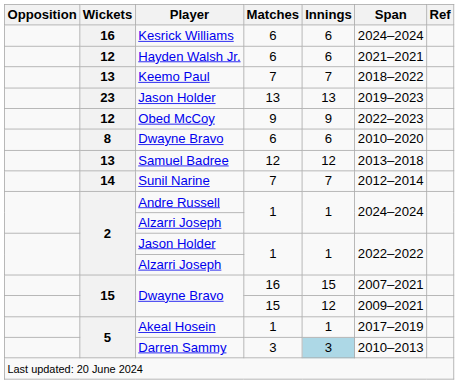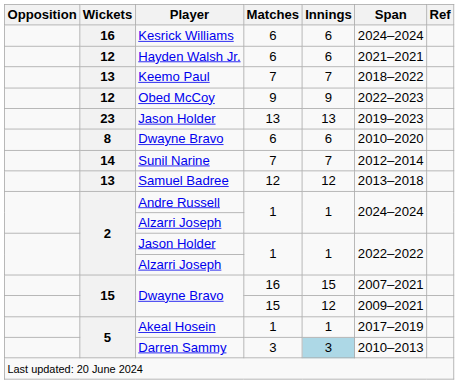rows swapped: (177, 98) <-> (177, 118)
rows swapped: (174, 181) <-> (183, 160)
